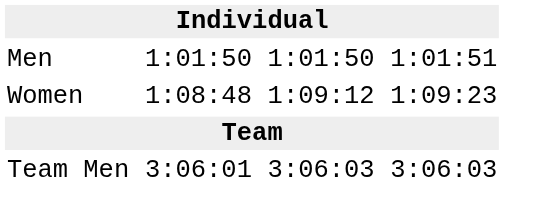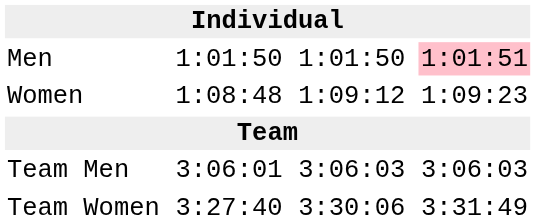(444, 59) no background -> (474, 59) pink background
+ row: (83, 208)
